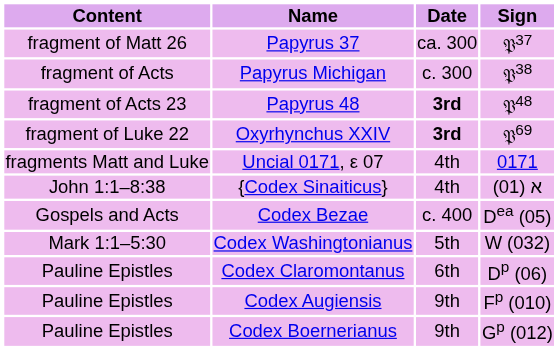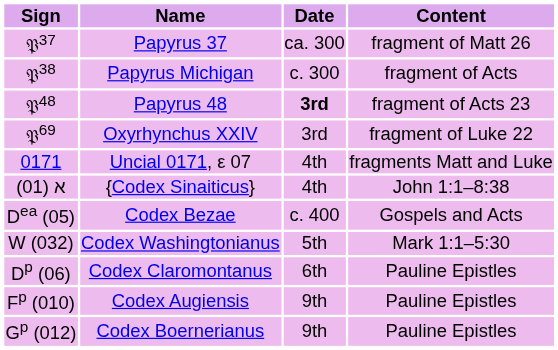columns swapped: (517, 15) <-> (107, 15)
(447, 134) bold -> (315, 134) normal
